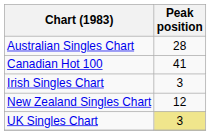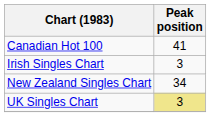- row: (71, 45)
(180, 102) 12 -> (180, 83) 34
